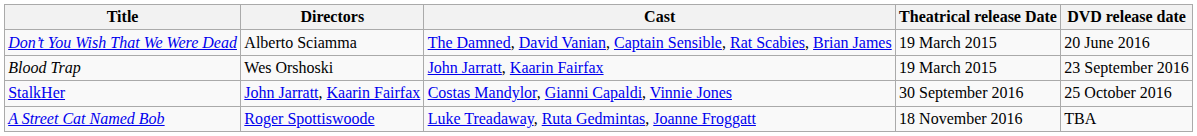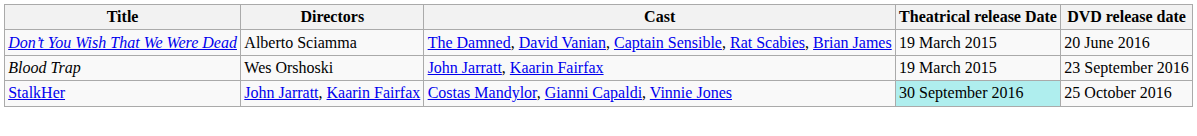(961, 93) no background -> (961, 93) paleturquoise background
- row: (86, 118)
